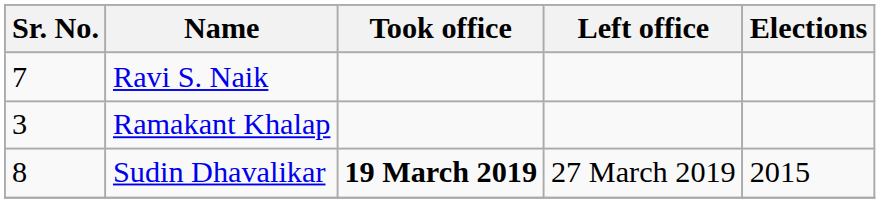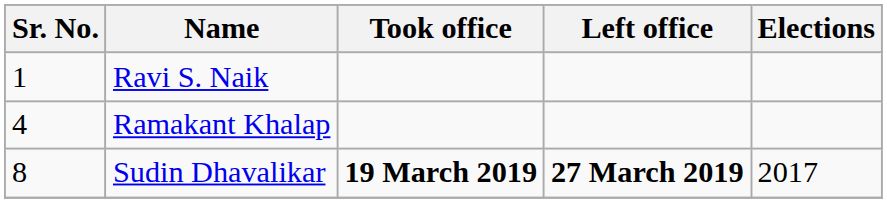(19, 76) 7 -> (19, 76) 1
(19, 124) 3 -> (19, 124) 4
(643, 172) normal -> (647, 172) bold
(780, 172) 2015 -> (788, 172) 2017
